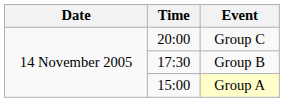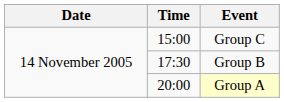(174, 39) 20:00 -> (174, 39) 15:00
(174, 85) 15:00 -> (174, 85) 20:00
